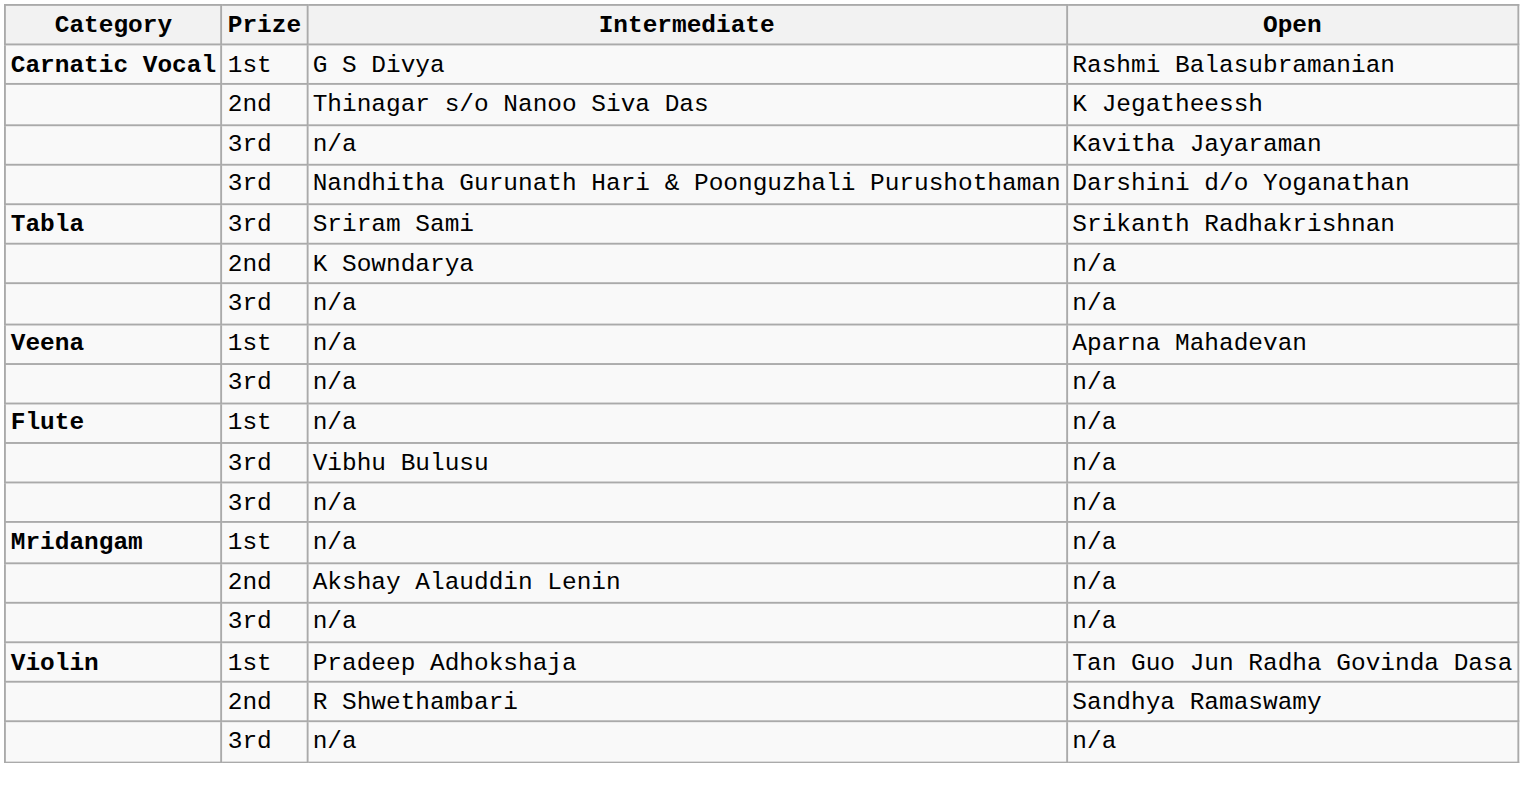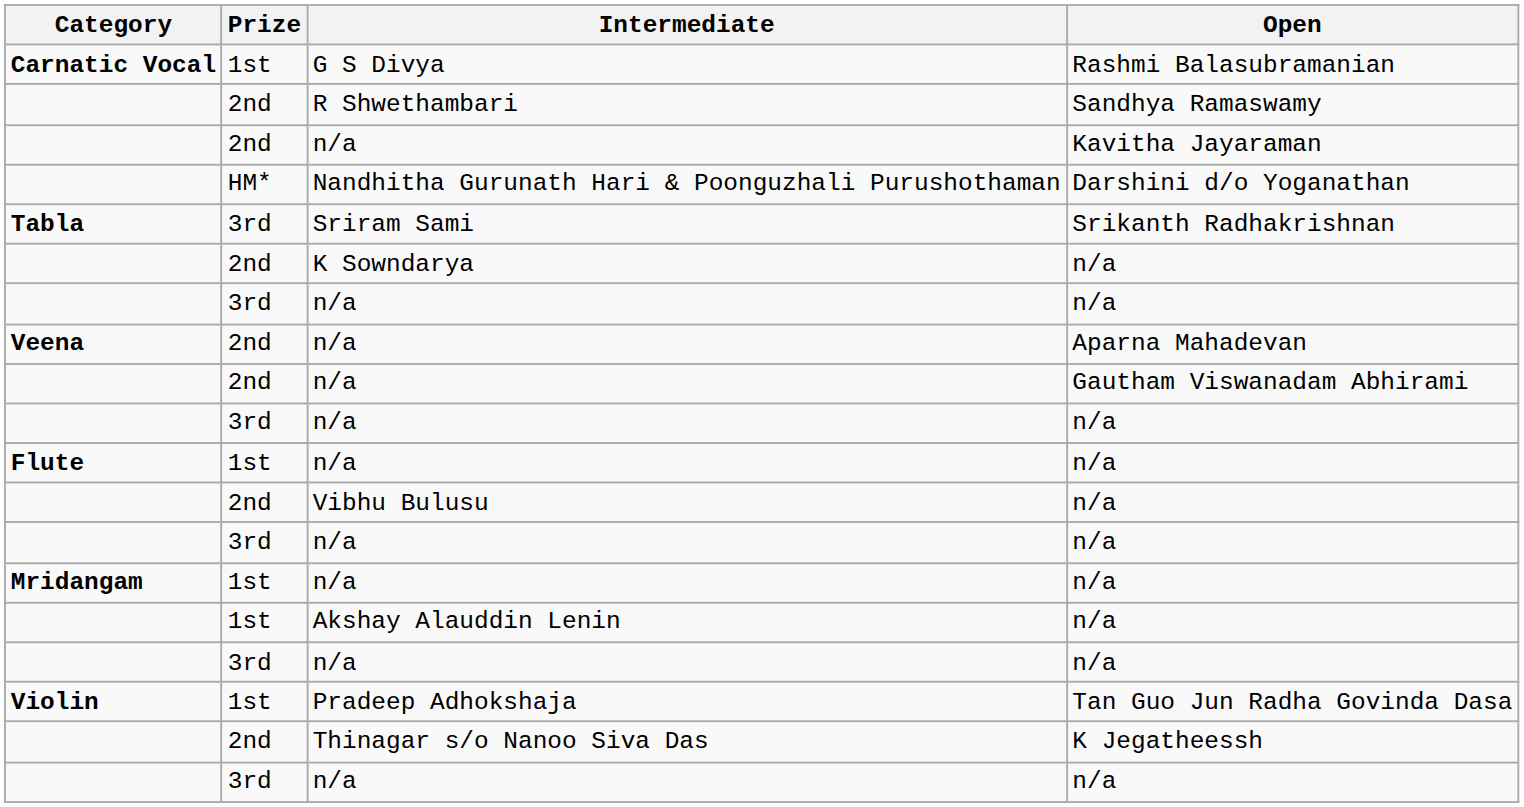rows swapped: (415, 702) <-> (511, 105)
(250, 144) 3rd -> (250, 144) 2nd
(250, 184) 3rd -> (250, 184) HM*
(250, 344) 1st -> (250, 344) 2nd
+ row: (335, 383)
(250, 463) 3rd -> (250, 503) 2nd
(250, 583) 2nd -> (250, 622) 1st
